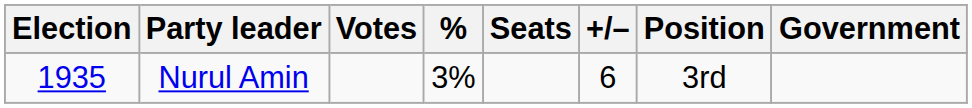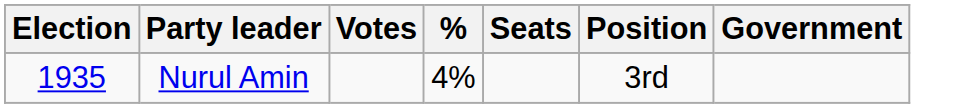- column: (608, 28)
(453, 77) 3% -> (453, 77) 4%
